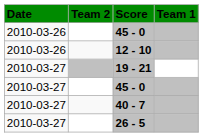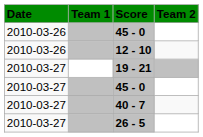columns swapped: (176, 14) <-> (91, 14)
